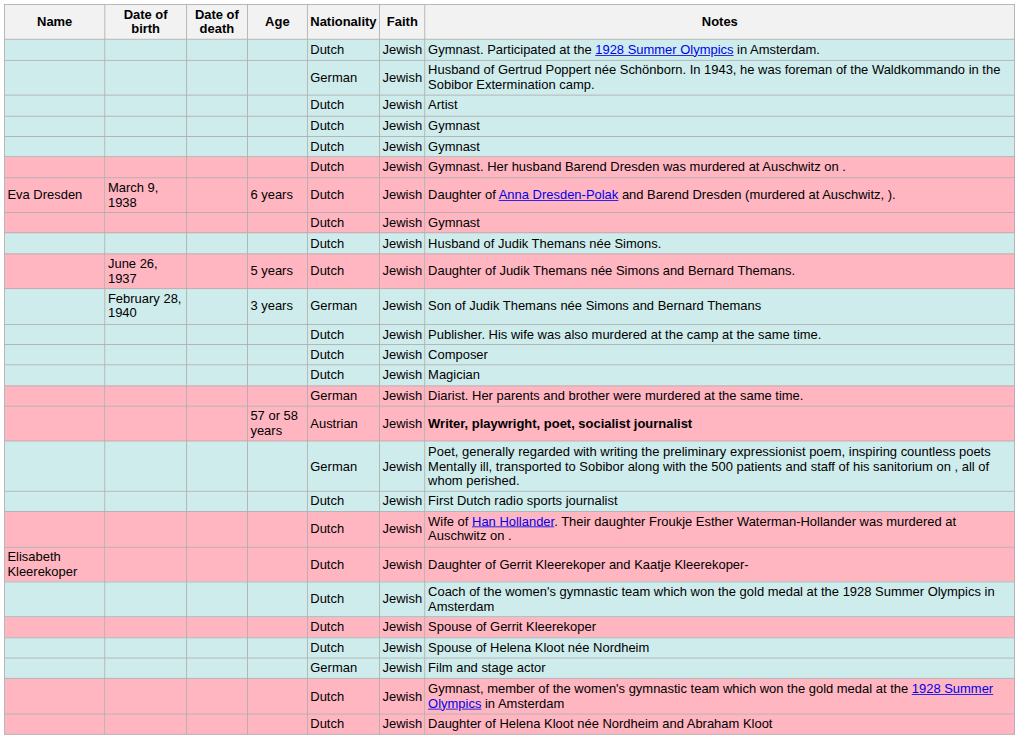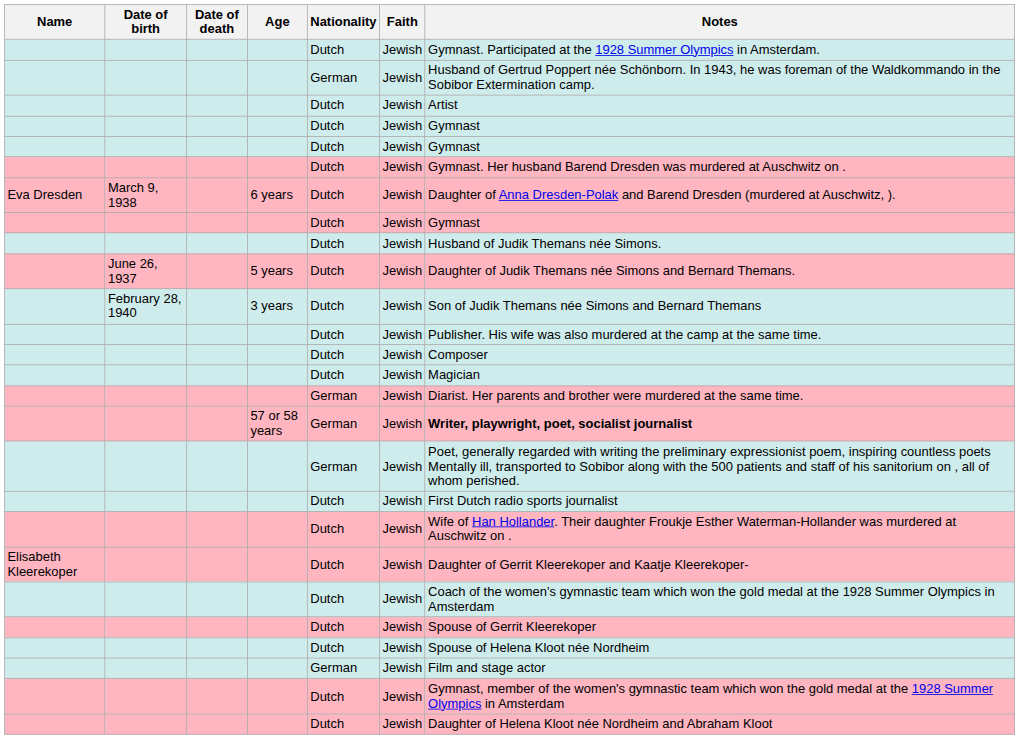(334, 306) German -> (327, 306) Dutch
(334, 423) Austrian -> (334, 423) German
